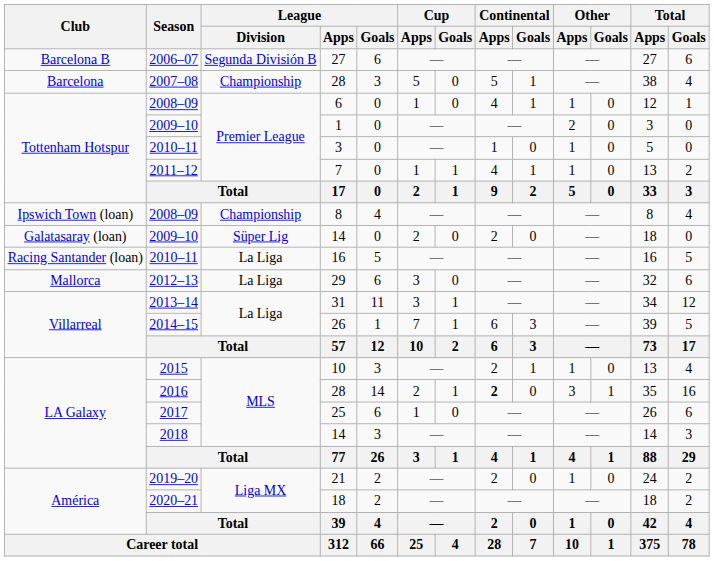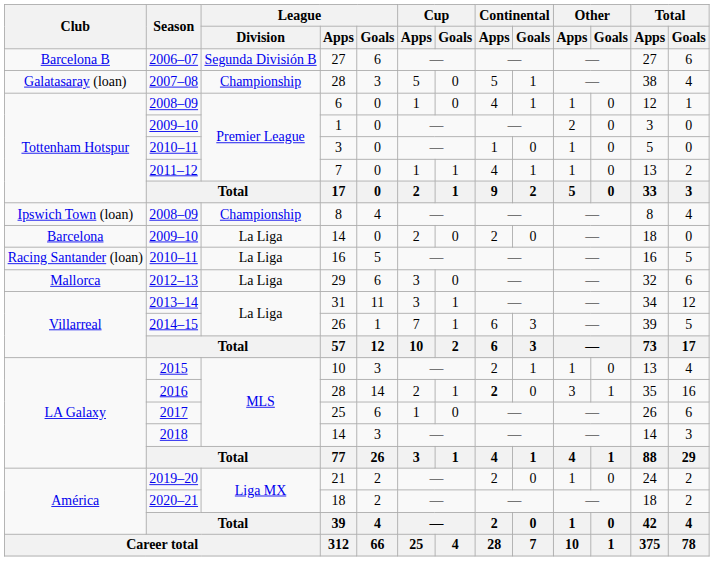(75, 81) Barcelona -> (75, 81) Galatasaray (loan)
(75, 236) Galatasaray (loan) -> (75, 236) Barcelona
(261, 236) Süper Lig -> (261, 236) La Liga
